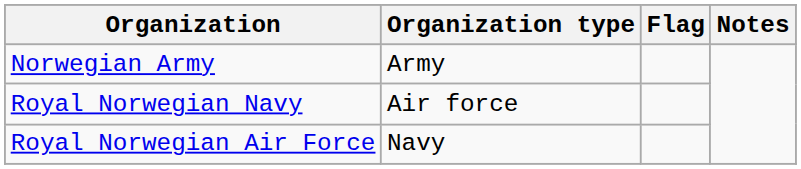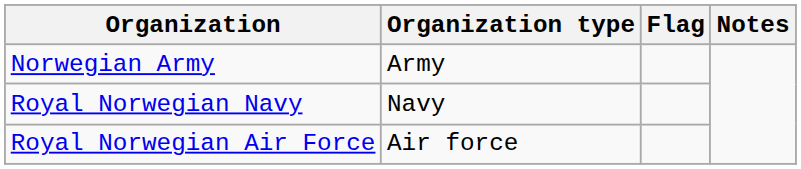(453, 104) Air force -> (416, 104) Navy
(416, 144) Navy -> (453, 144) Air force
